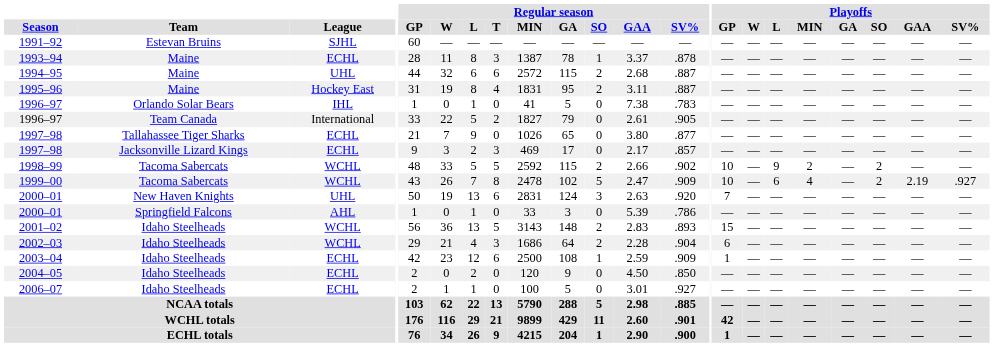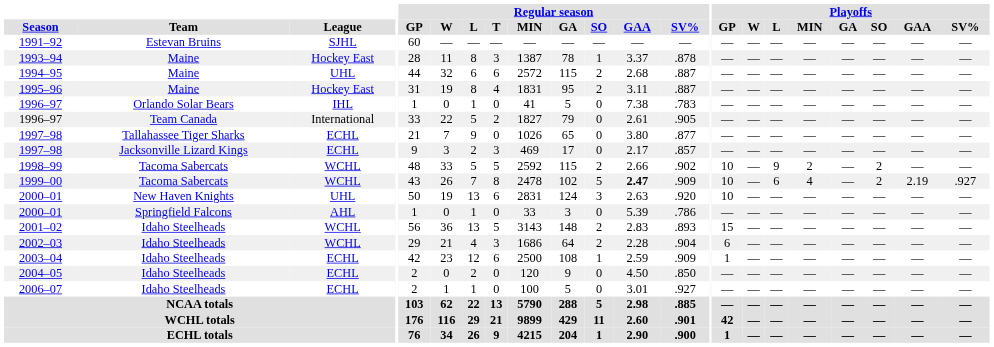(343, 58) ECHL -> (343, 58) Hockey East
(637, 181) normal -> (637, 181) bold
(727, 196) 7 -> (727, 196) 10
